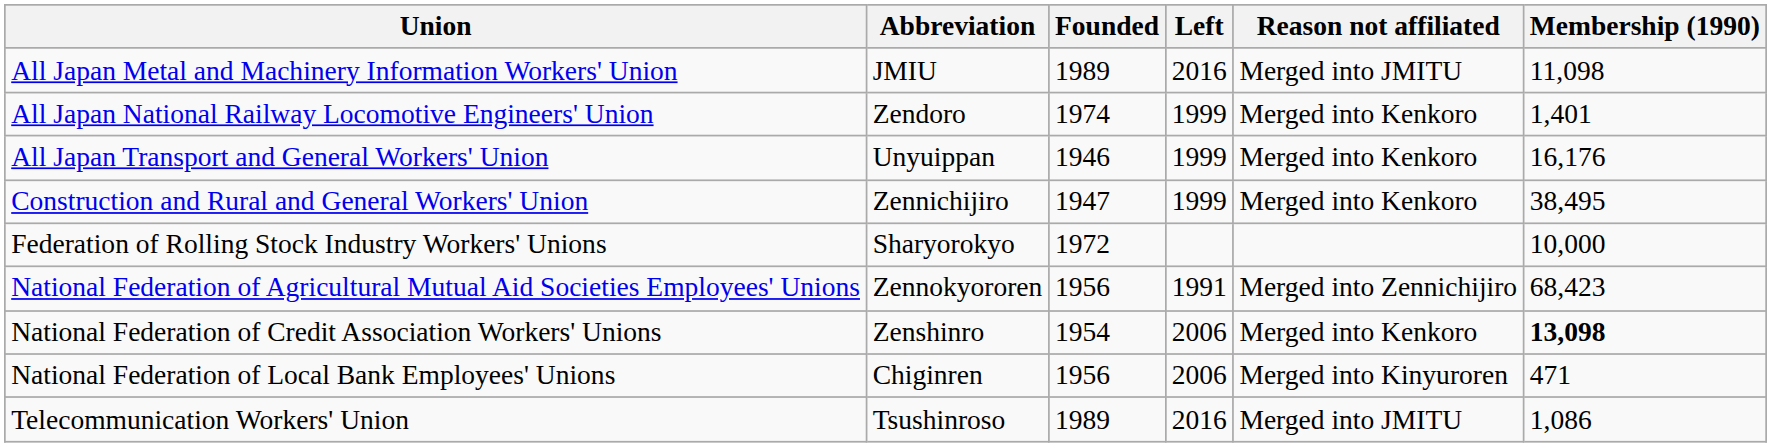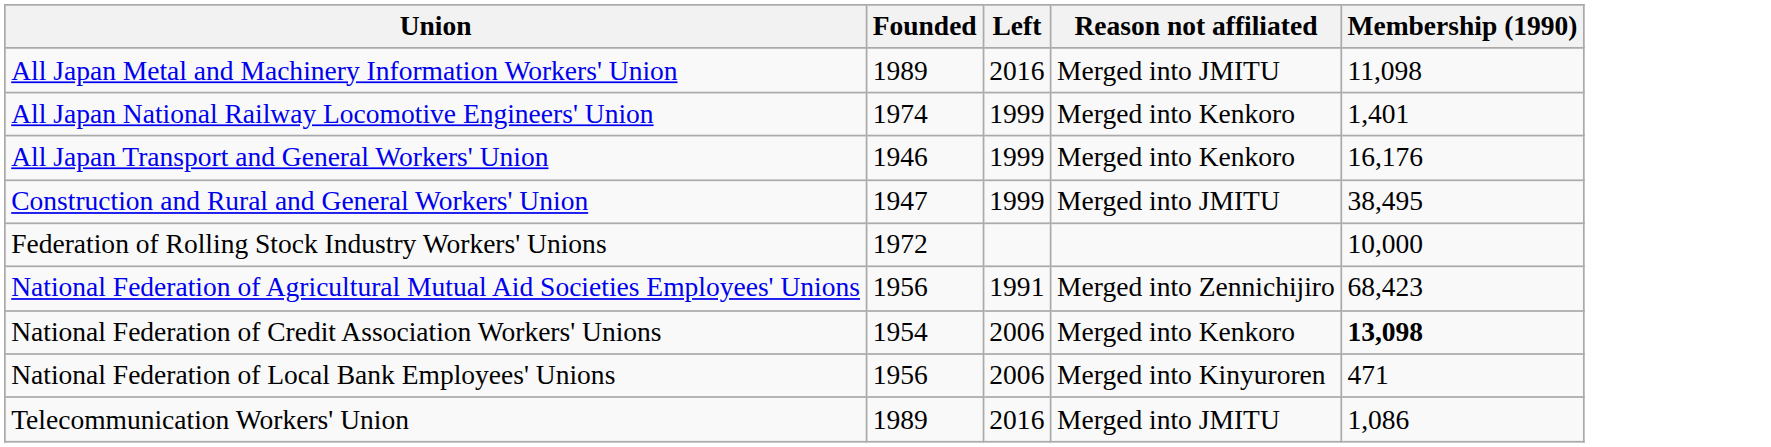- column: (957, 26)
(1358, 200) Merged into Kenkoro -> (1168, 200) Merged into JMITU
